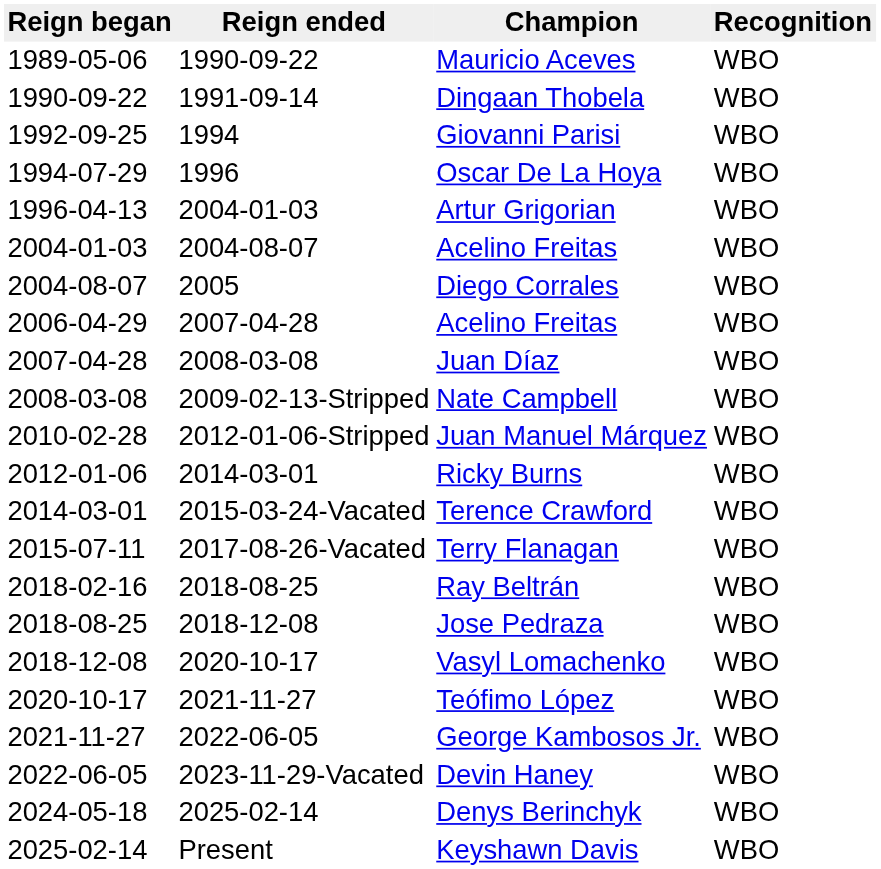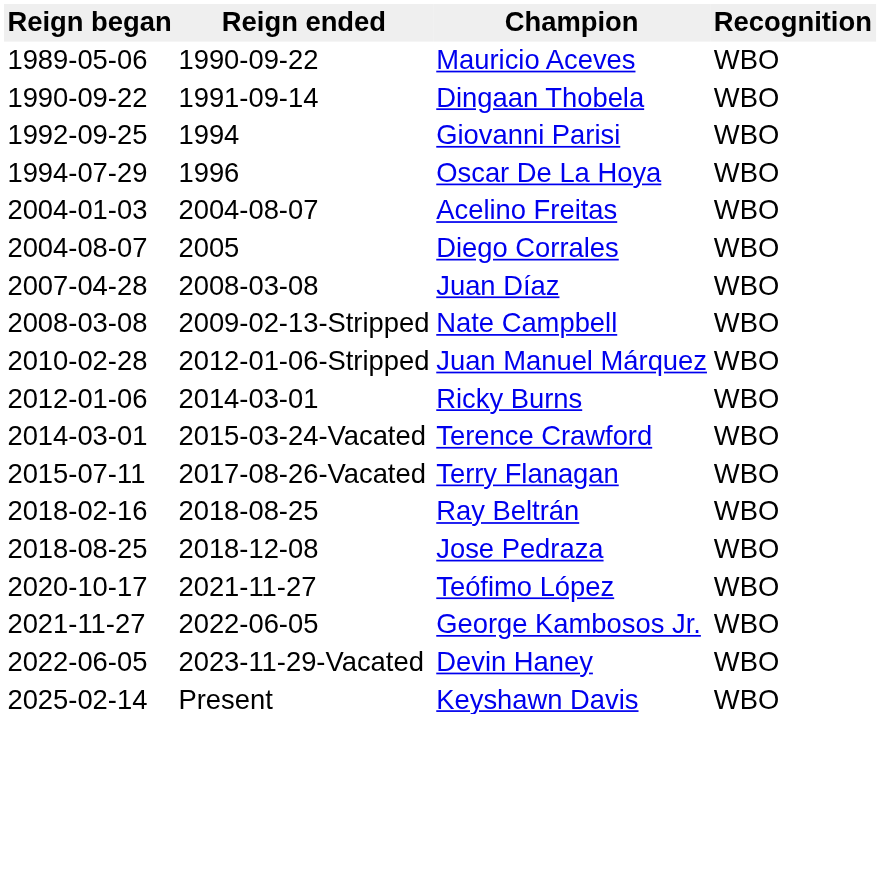- row: (77, 210)
- row: (77, 323)
- row: (77, 661)
- row: (77, 812)
